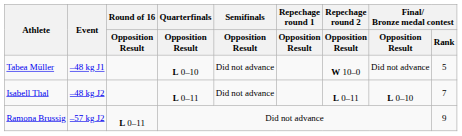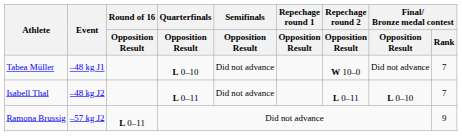(444, 68) 5 -> (444, 68) 7
